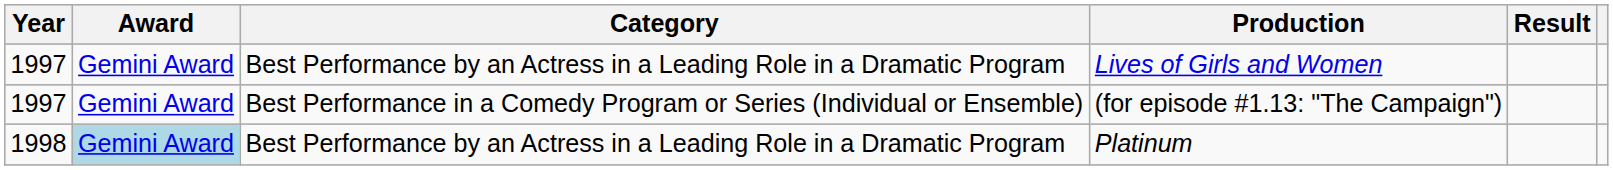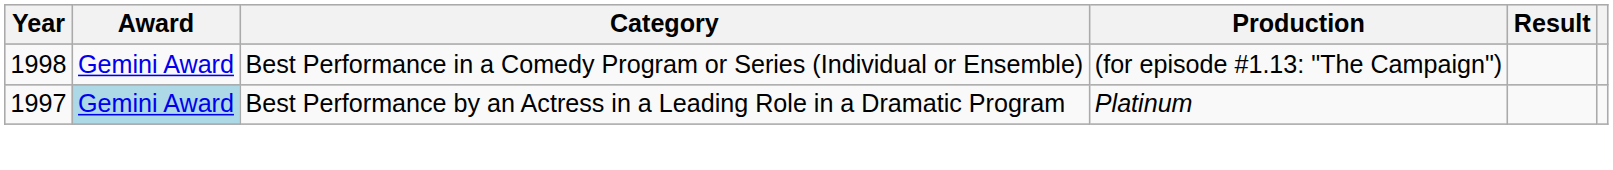- row: (1239, 64)
(39, 104) 1997 -> (39, 64) 1998
(39, 143) 1998 -> (39, 104) 1997
